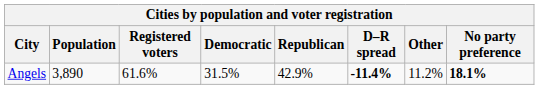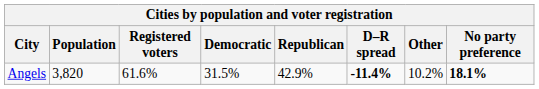(68, 73) 3,890 -> (68, 73) 3,820
(425, 73) 11.2% -> (426, 73) 10.2%
